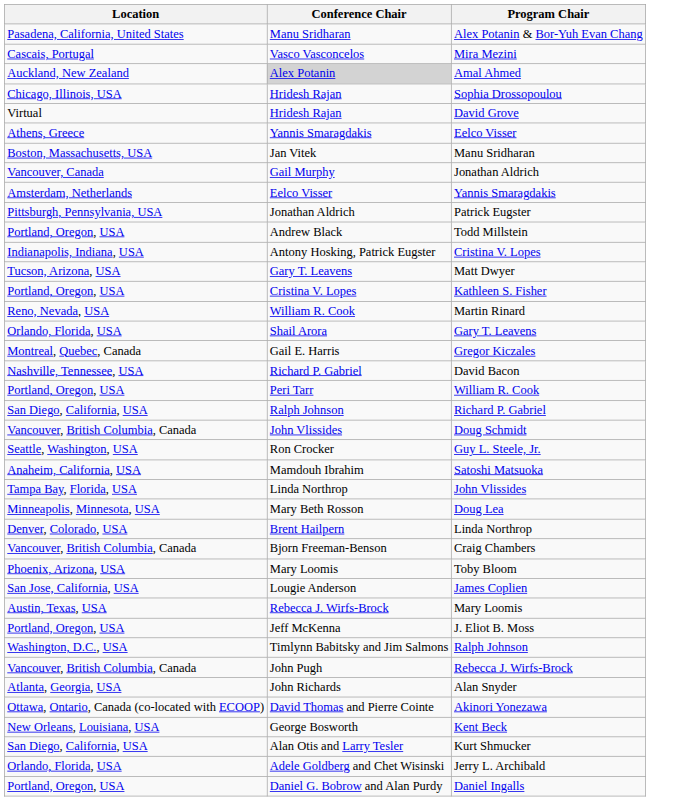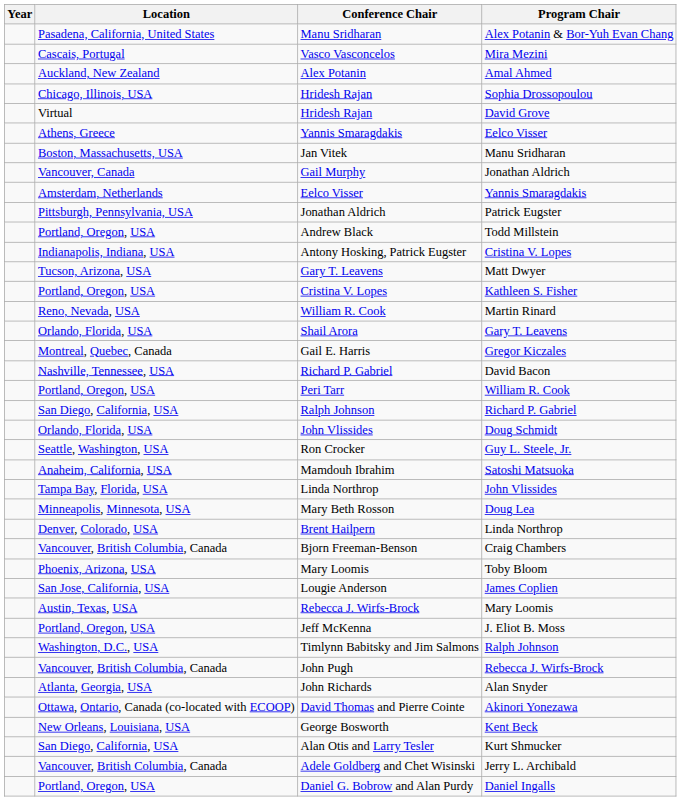+ column: (20, 14)
(303, 73) lightgrey background -> (333, 73) no background
(102, 430) Vancouver, British Columbia, Canada -> (95, 430) Orlando, Florida, USA
(64, 766) Orlando, Florida, USA -> (133, 766) Vancouver, British Columbia, Canada
